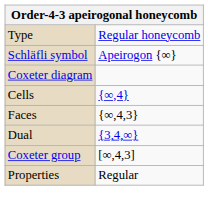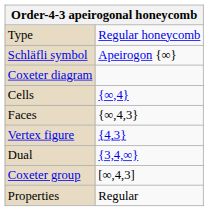+ row: (41, 135)
